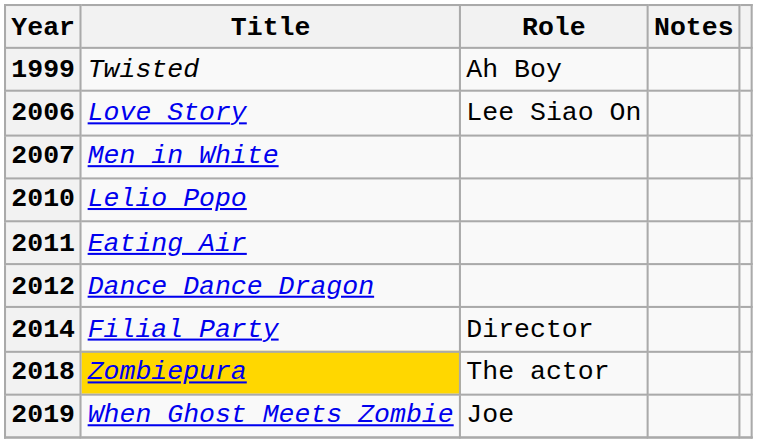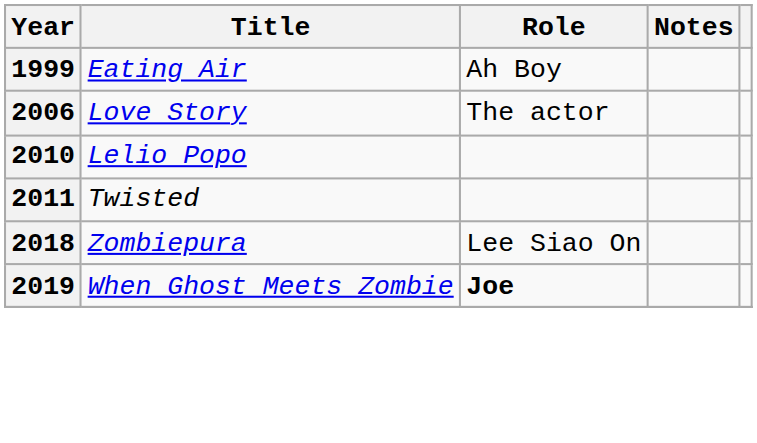(143, 70) Twisted -> (167, 70) Eating Air
(554, 113) Lee Siao On -> (538, 113) The actor
- row: (43, 156)
(167, 243) Eating Air -> (143, 200) Twisted
- row: (43, 286)
- row: (43, 329)
(167, 372) gold background -> (167, 243) no background
(538, 372) The actor -> (554, 243) Lee Siao On
(490, 416) normal -> (490, 286) bold
